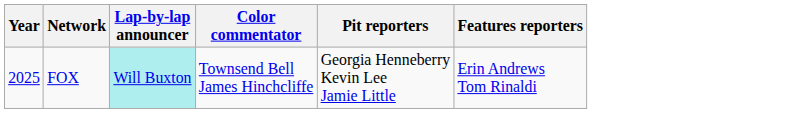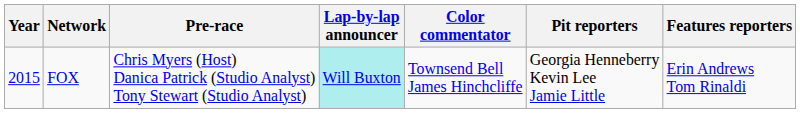+ column: (214, 25)
(24, 77) 2025 -> (24, 77) 2015
